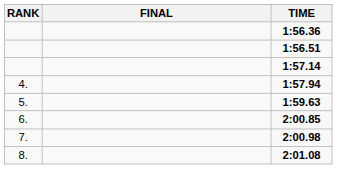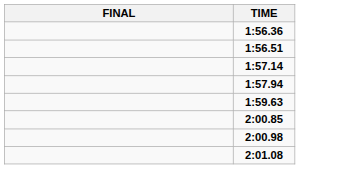- column: (23, 13)
